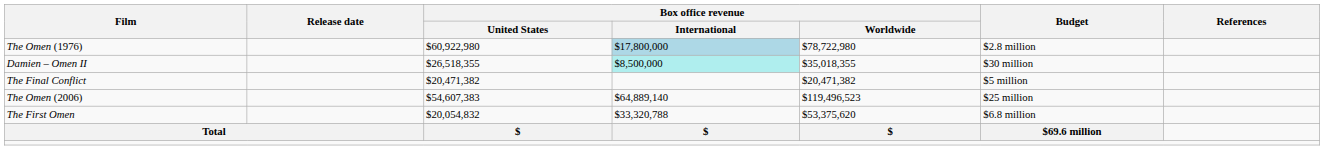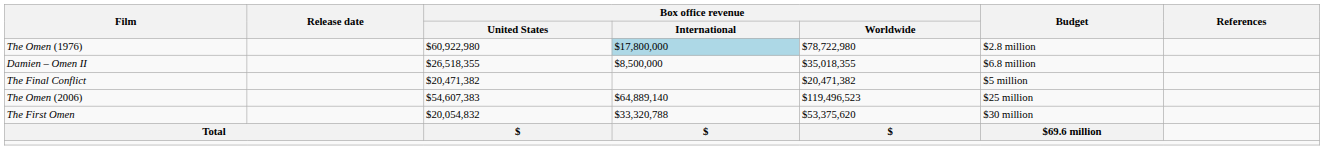(639, 64) paleturquoise background -> (639, 64) no background
(1008, 64) $30 million -> (1010, 64) $6.8 million
(1010, 115) $6.8 million -> (1008, 115) $30 million
